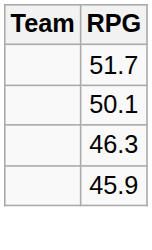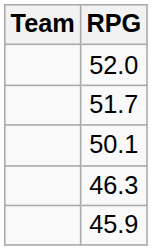+ row: (114, 64)
